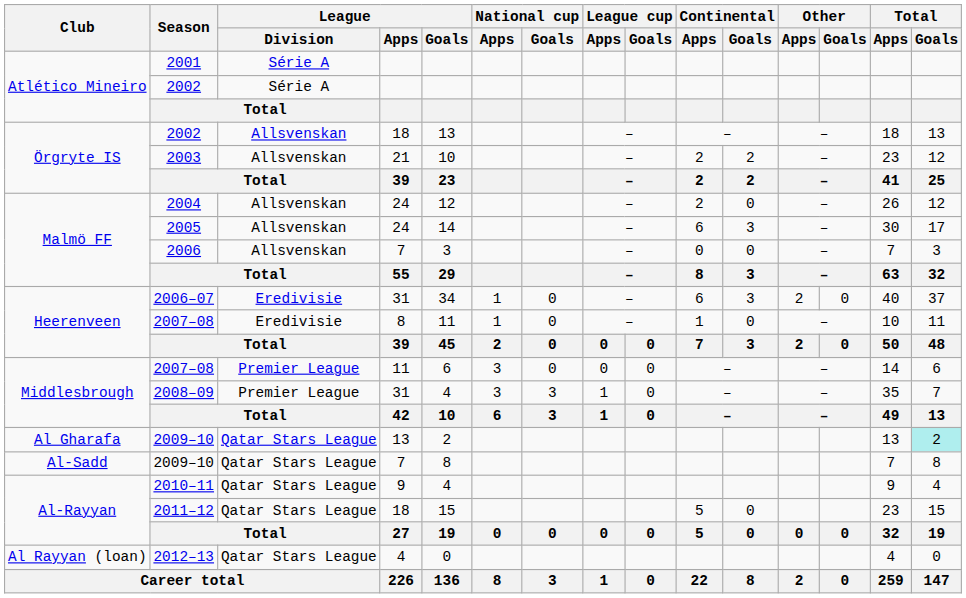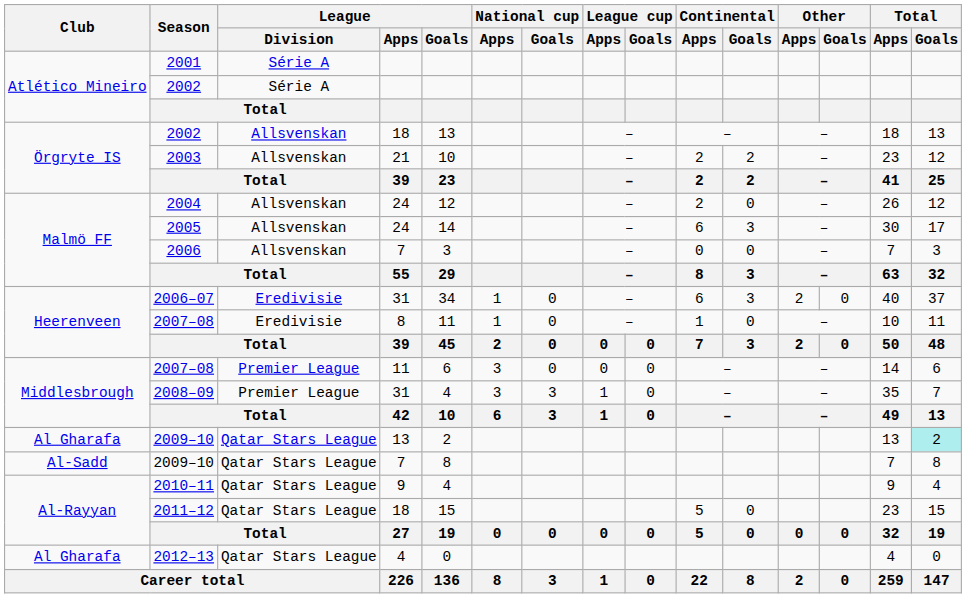(77, 557) Al Rayyan (loan) -> (77, 557) Al Gharafa
